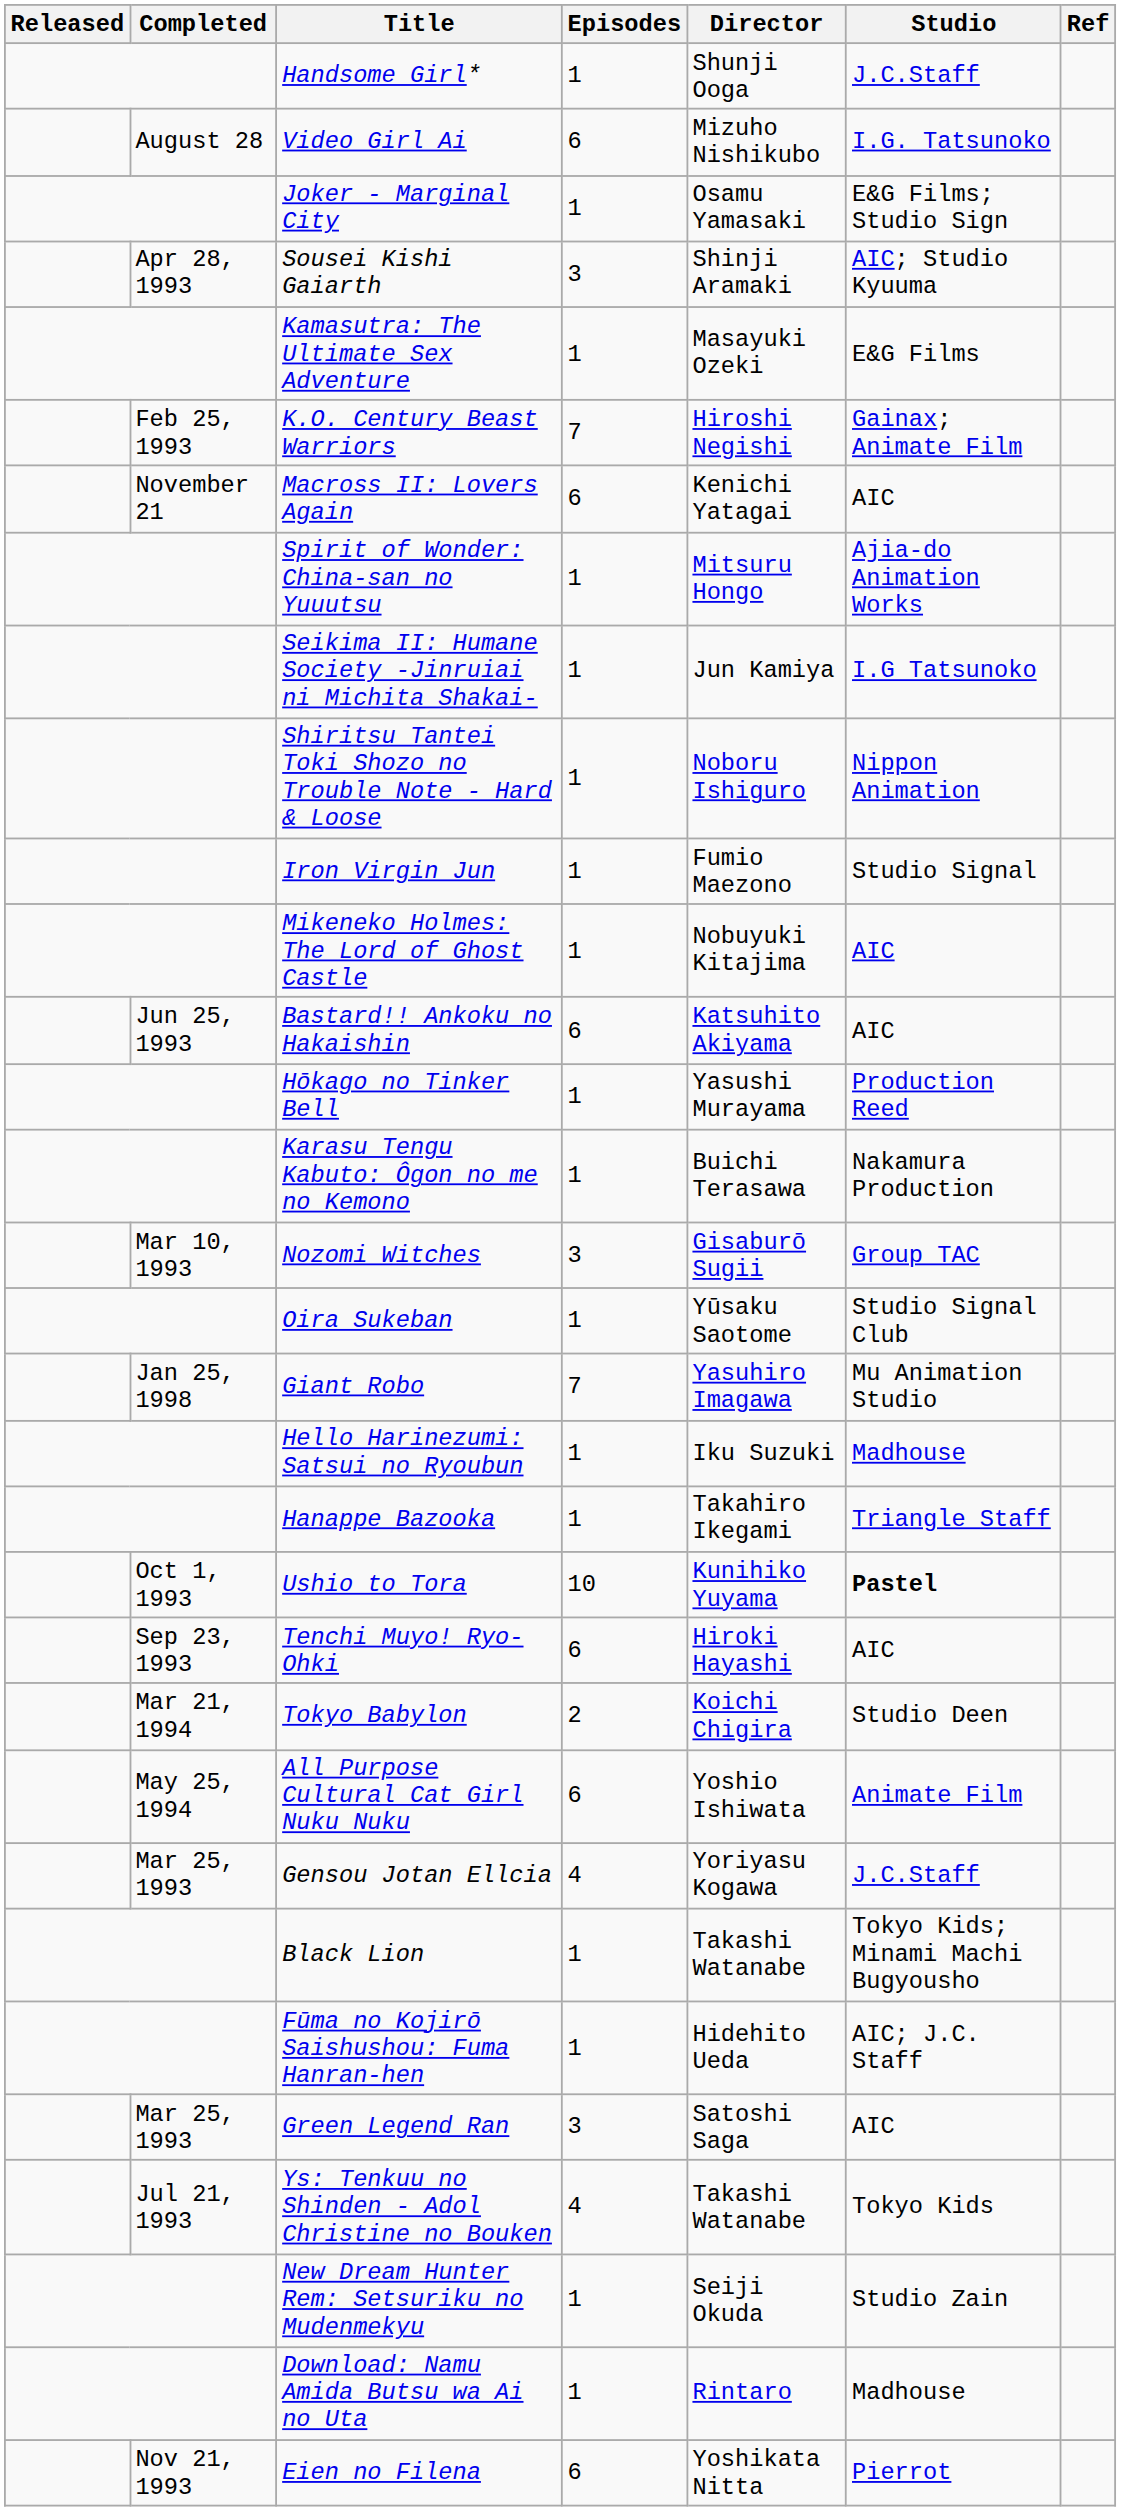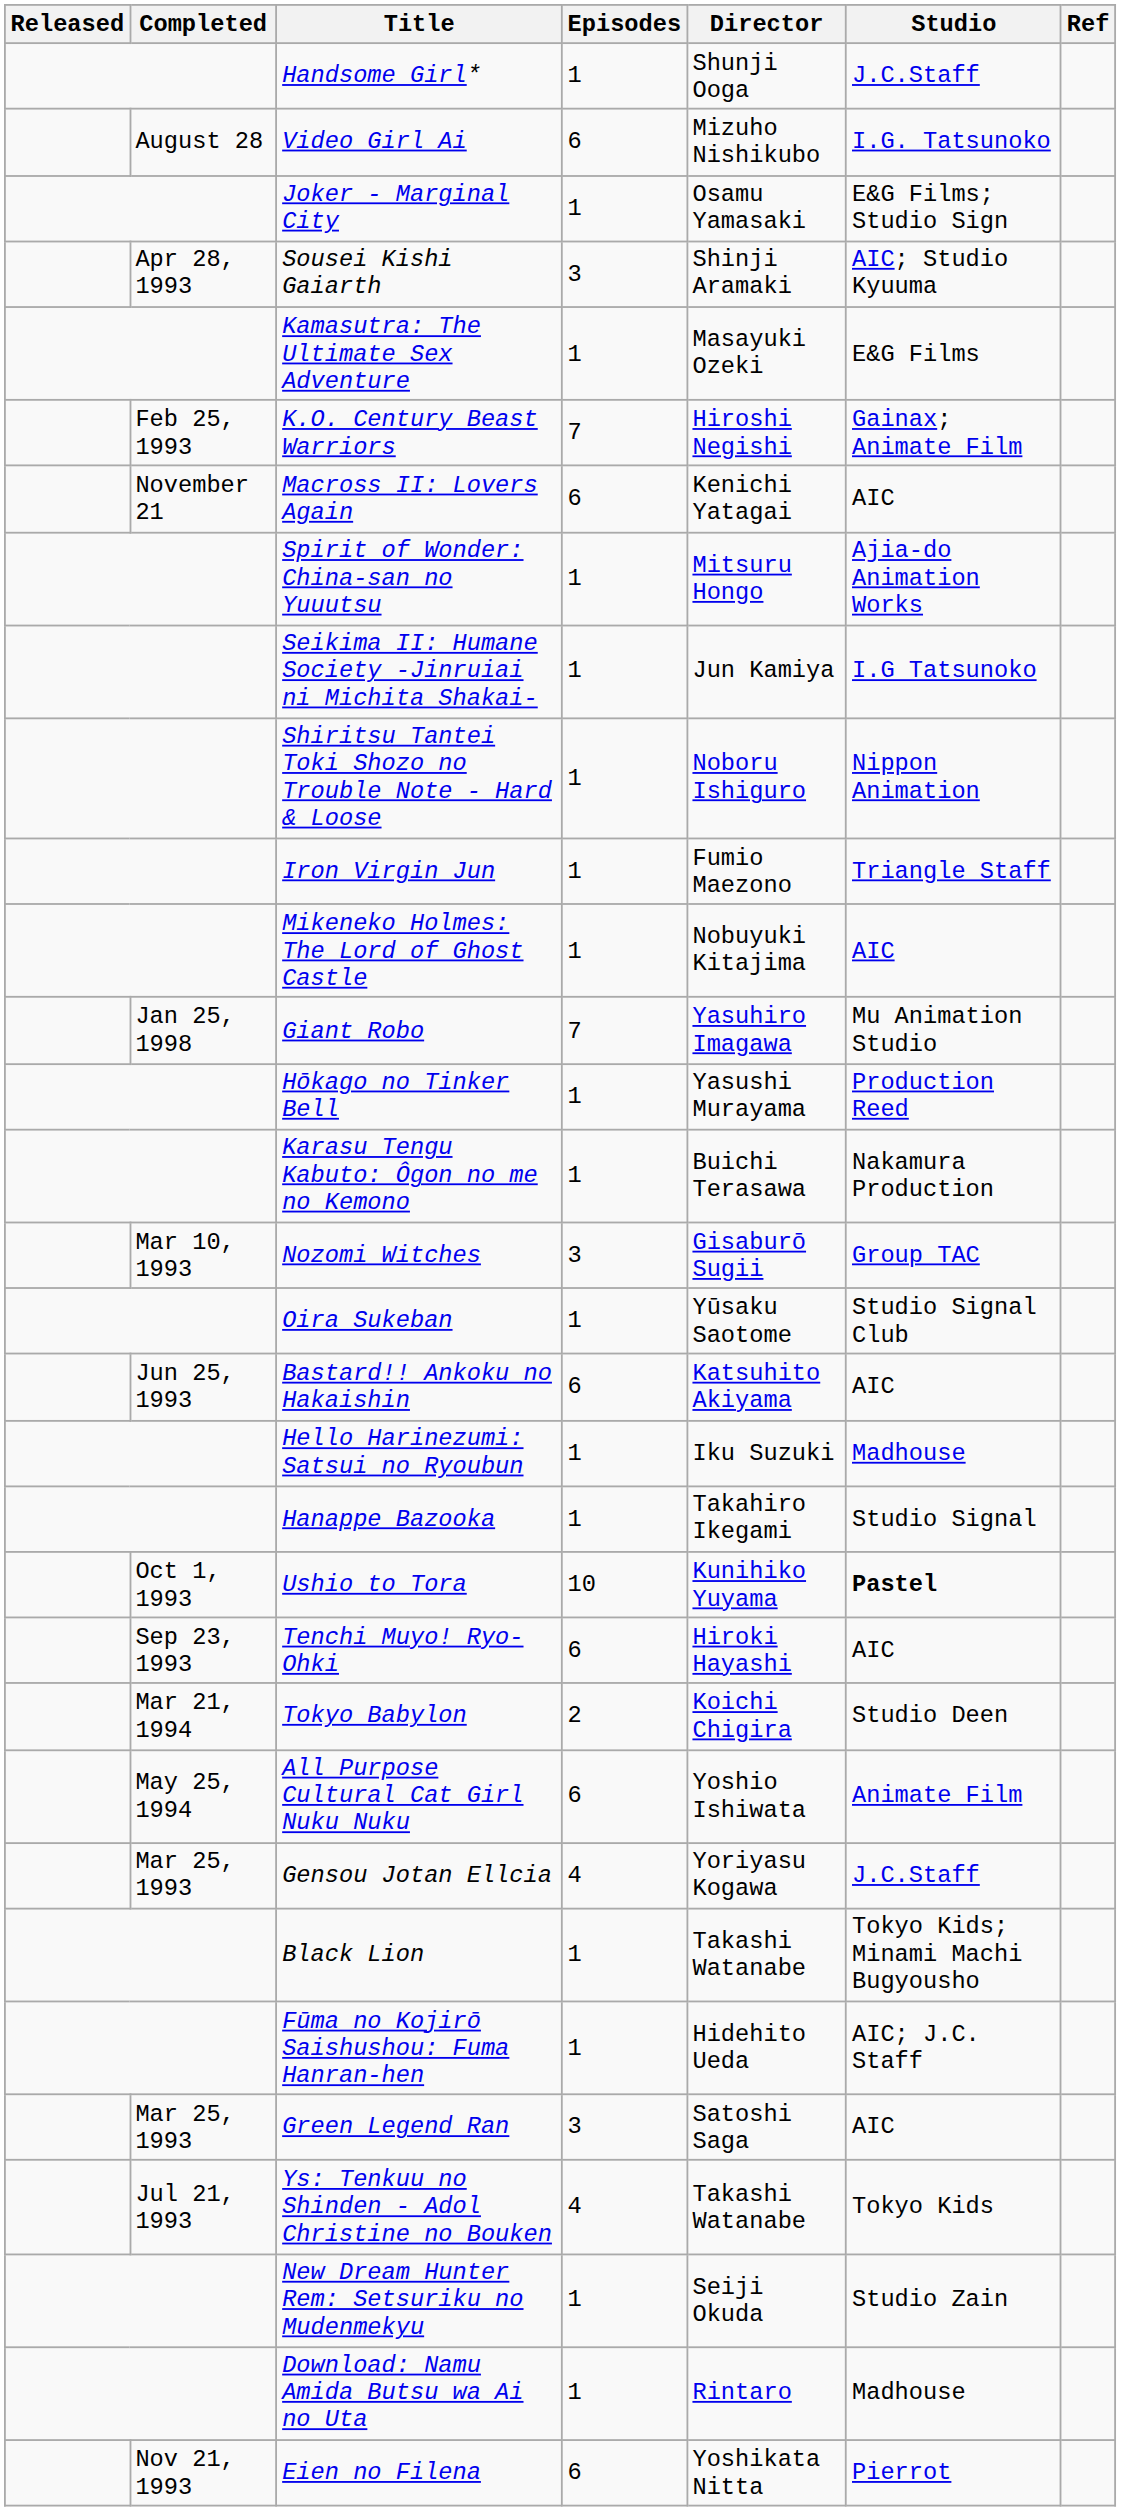(944, 872) Studio Signal -> (951, 872) Triangle Staff
rows swapped: (353, 1387) <-> (417, 1031)
(951, 1519) Triangle Staff -> (944, 1519) Studio Signal
